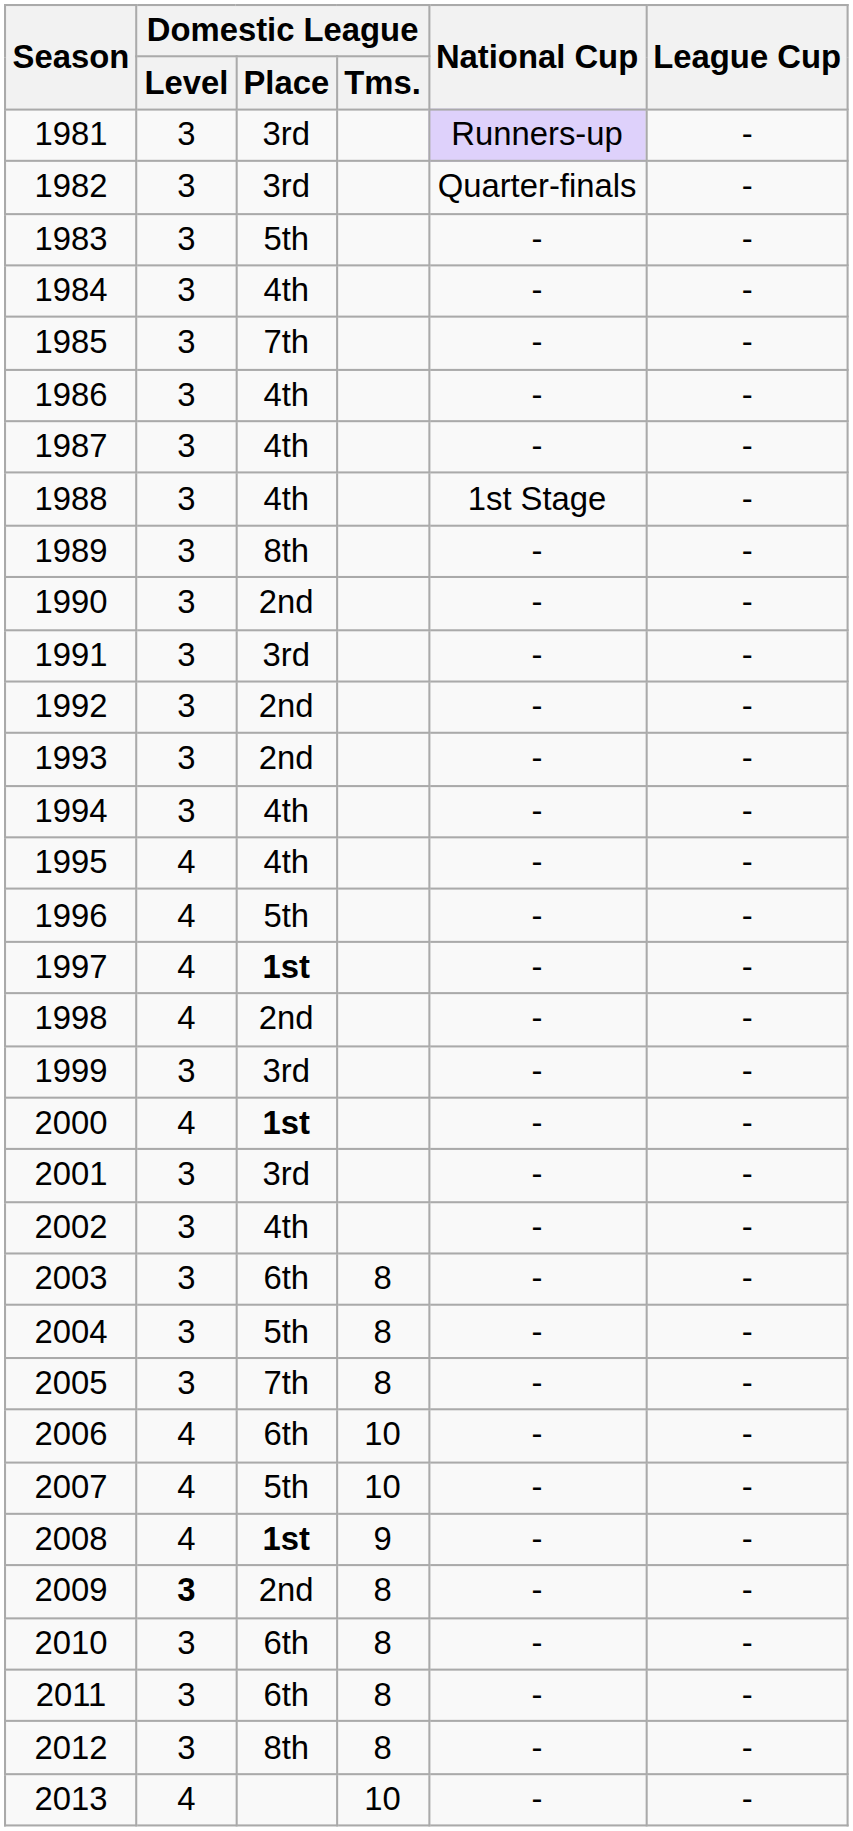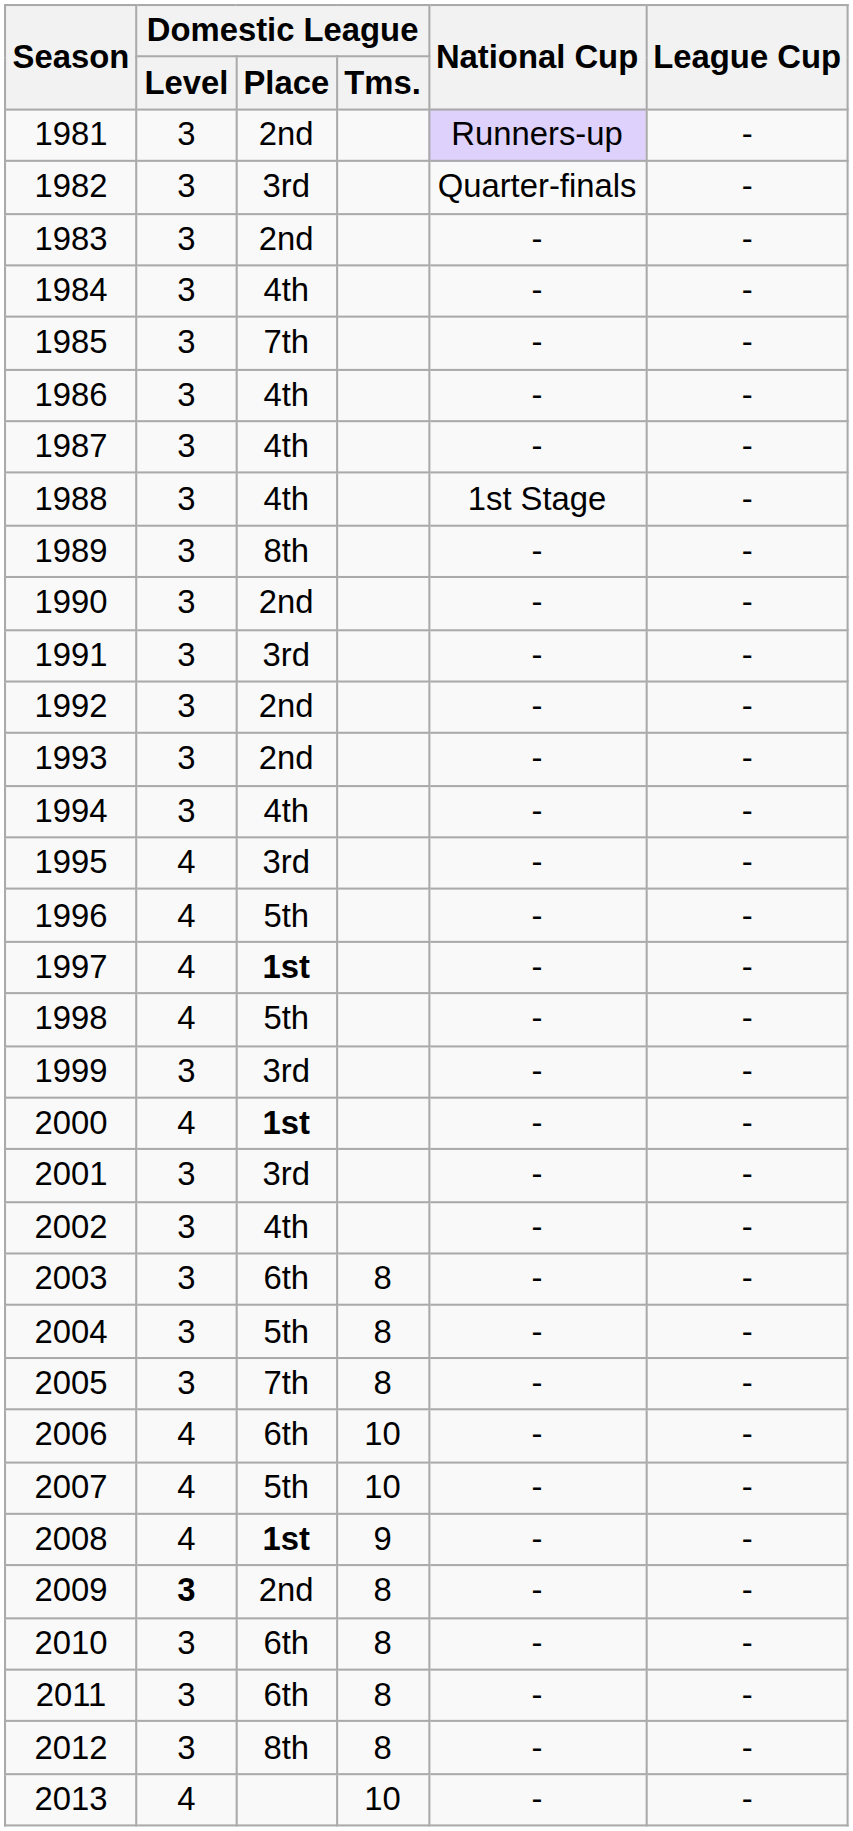(286, 134) 3rd -> (286, 134) 2nd
(286, 238) 5th -> (286, 238) 2nd
(286, 862) 4th -> (286, 862) 3rd
(286, 1018) 2nd -> (286, 1018) 5th
